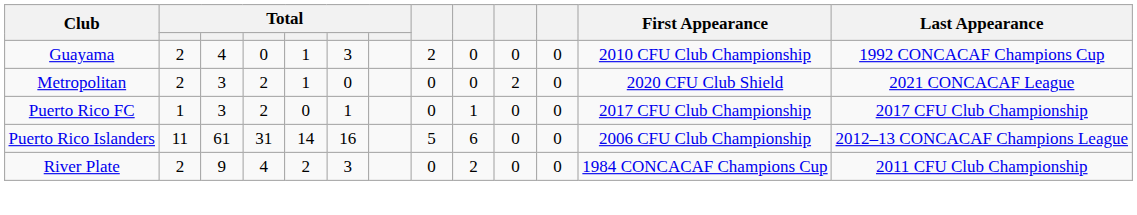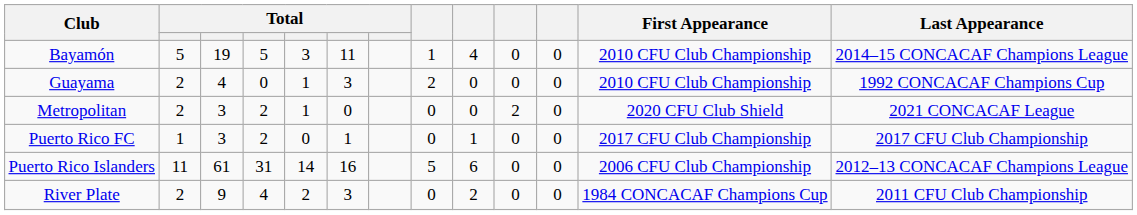+ row: (82, 54)
